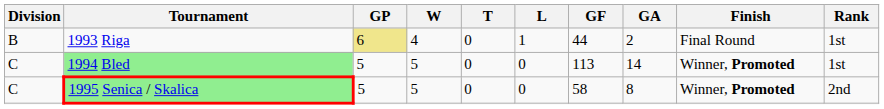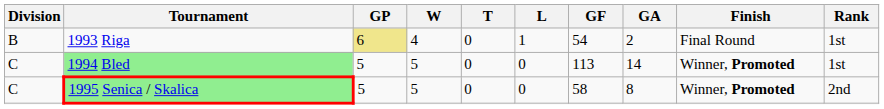(580, 40) 44 -> (580, 40) 54
